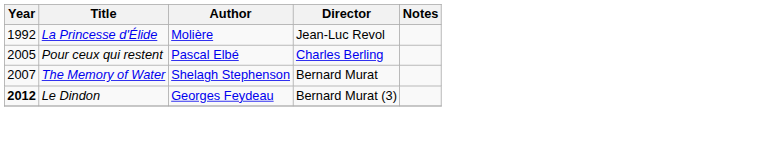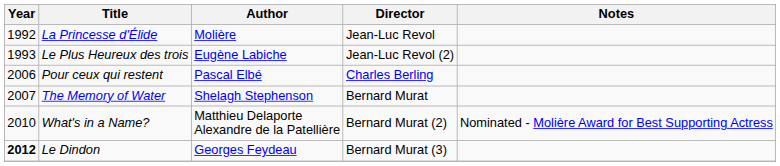+ row: (115, 55)
(22, 55) 2005 -> (22, 75) 2006
+ row: (96, 123)
